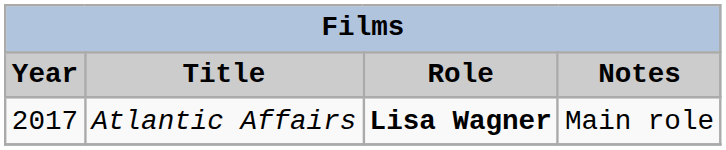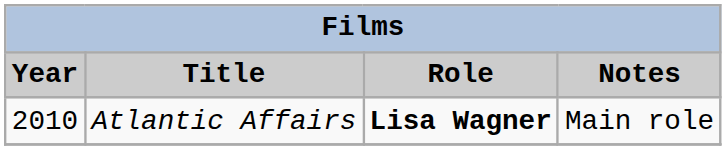(45, 121) 2017 -> (45, 121) 2010
